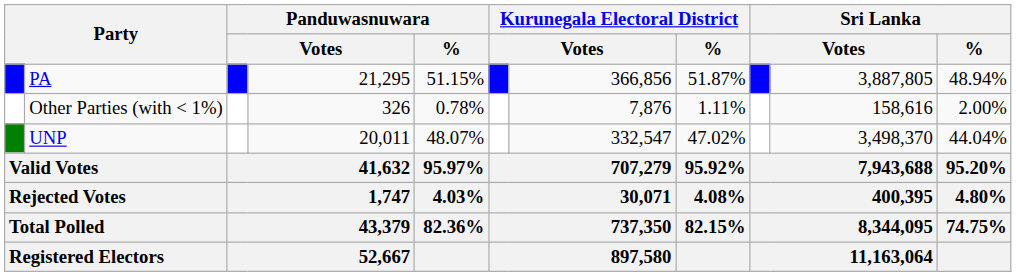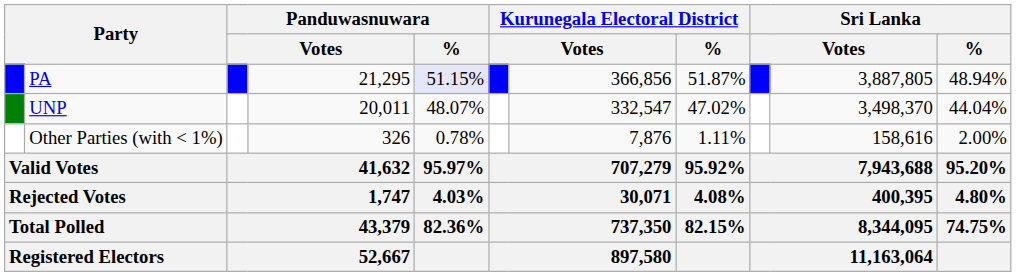(455, 78) no background -> (455, 78) lavender background
rows swapped: (48, 138) <-> (126, 108)
